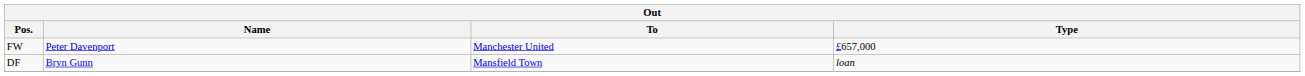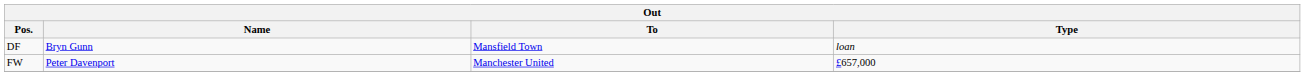rows swapped: (14, 63) <-> (15, 46)
